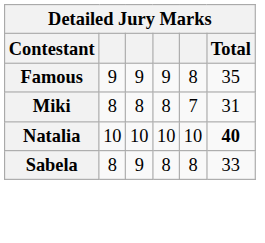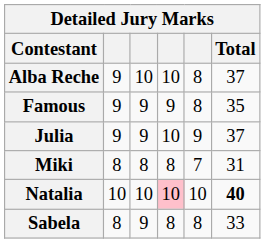+ row: (54, 77)
+ row: (54, 135)
(166, 135) no background -> (171, 194) pink background
